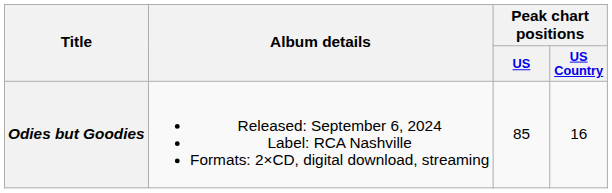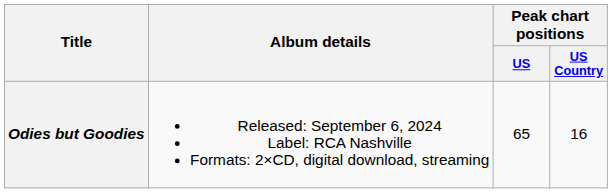(521, 134) 85 -> (521, 134) 65
